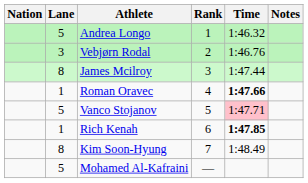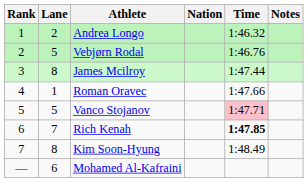columns swapped: (208, 14) <-> (25, 14)
(61, 33) 5 -> (54, 33) 2
(61, 52) 3 -> (54, 52) 5
(247, 91) bold -> (247, 91) normal
(61, 129) 1 -> (54, 129) 7
(61, 168) 5 -> (54, 168) 6
